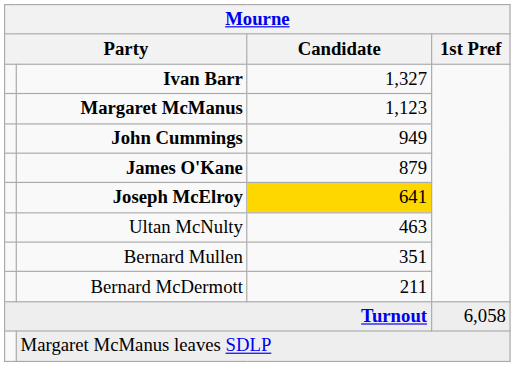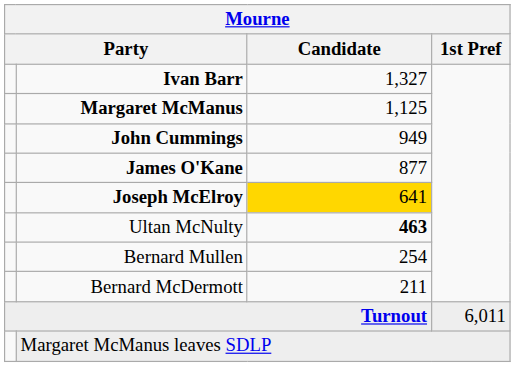(406, 108) 1,123 -> (406, 108) 1,125
(413, 167) 879 -> (413, 167) 877
(413, 227) normal -> (413, 227) bold
(413, 256) 351 -> (413, 256) 254
(485, 316) 6,058 -> (485, 316) 6,011
